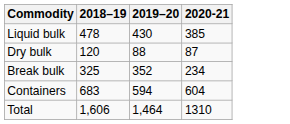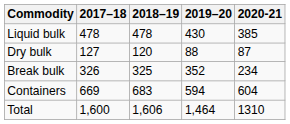+ column: (103, 14)
